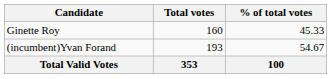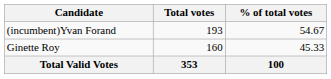rows swapped: (61, 47) <-> (33, 30)
